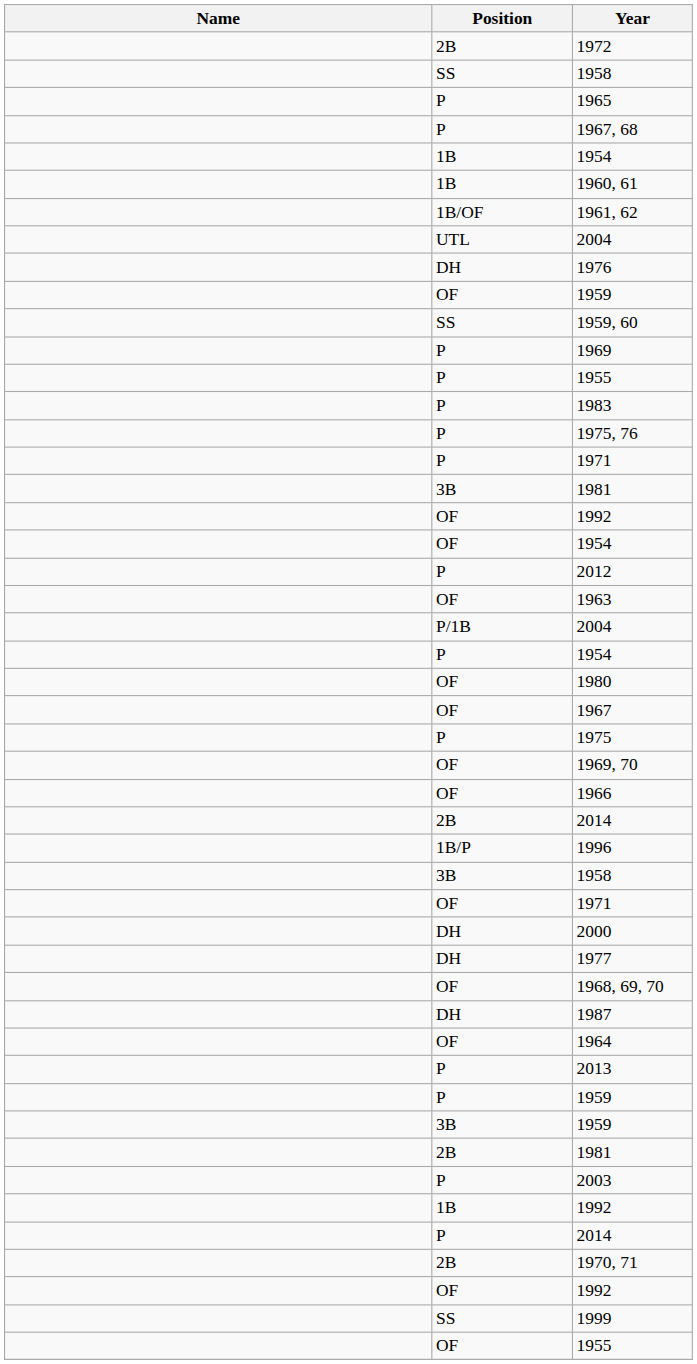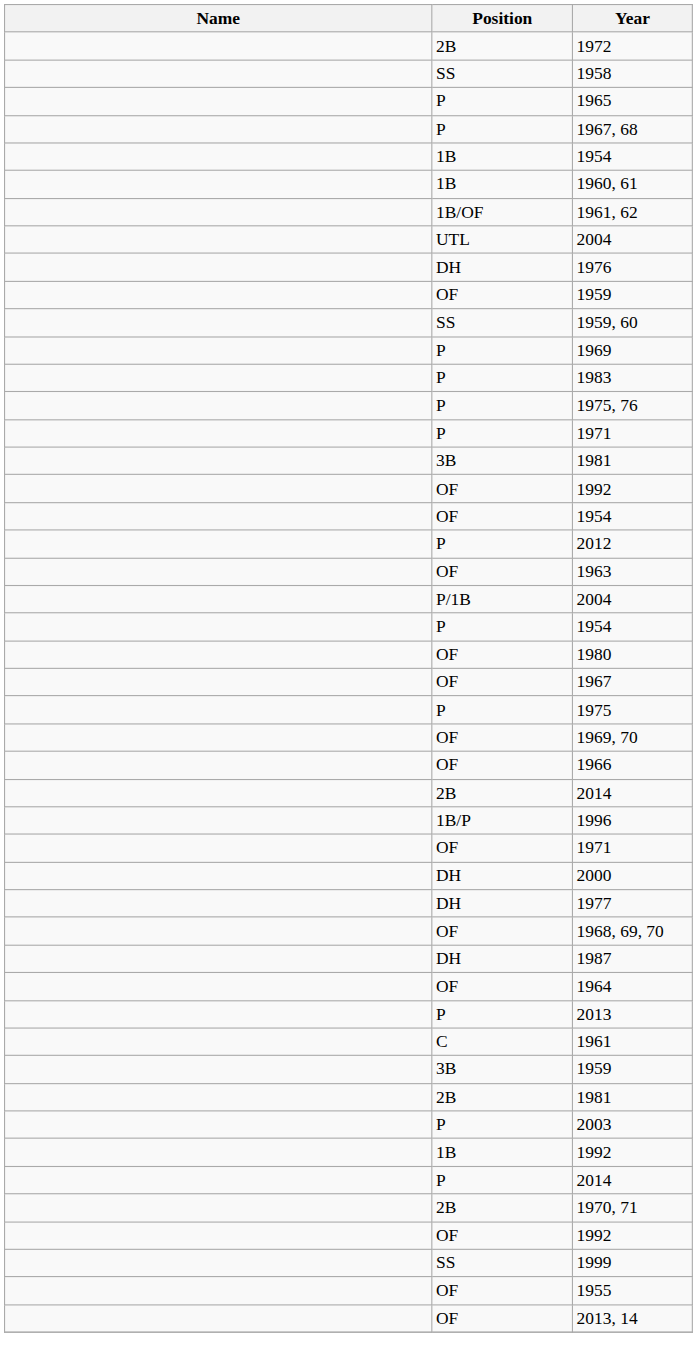- row: (441, 377)
- row: (446, 875)
- row: (441, 1097)
+ row: (442, 1041)
+ row: (447, 1318)
